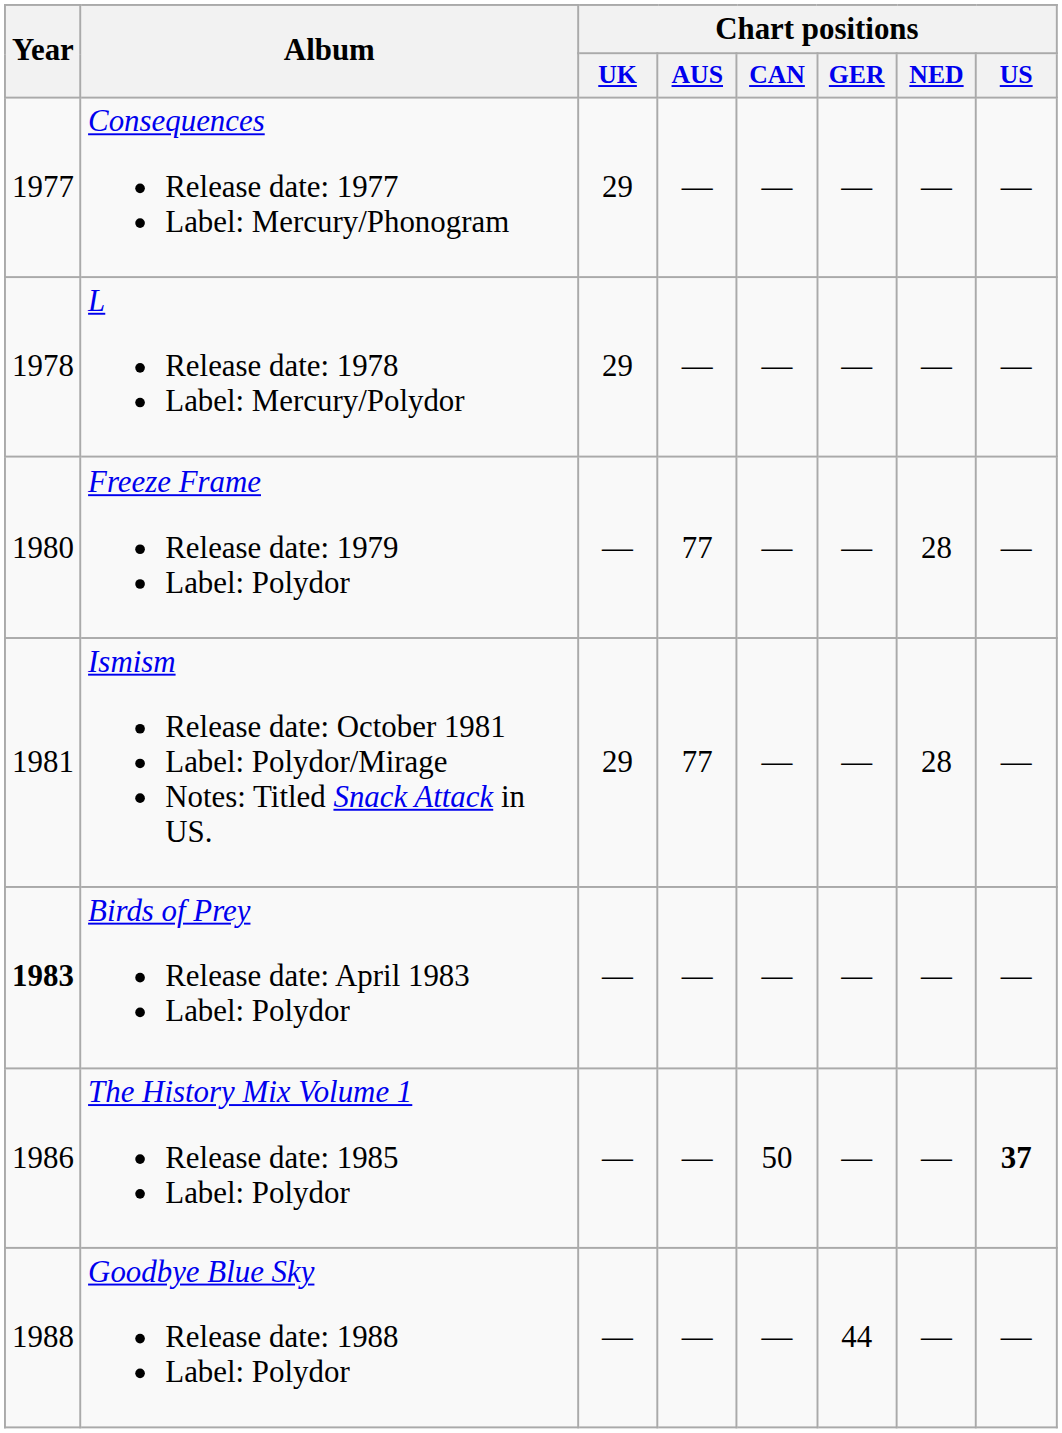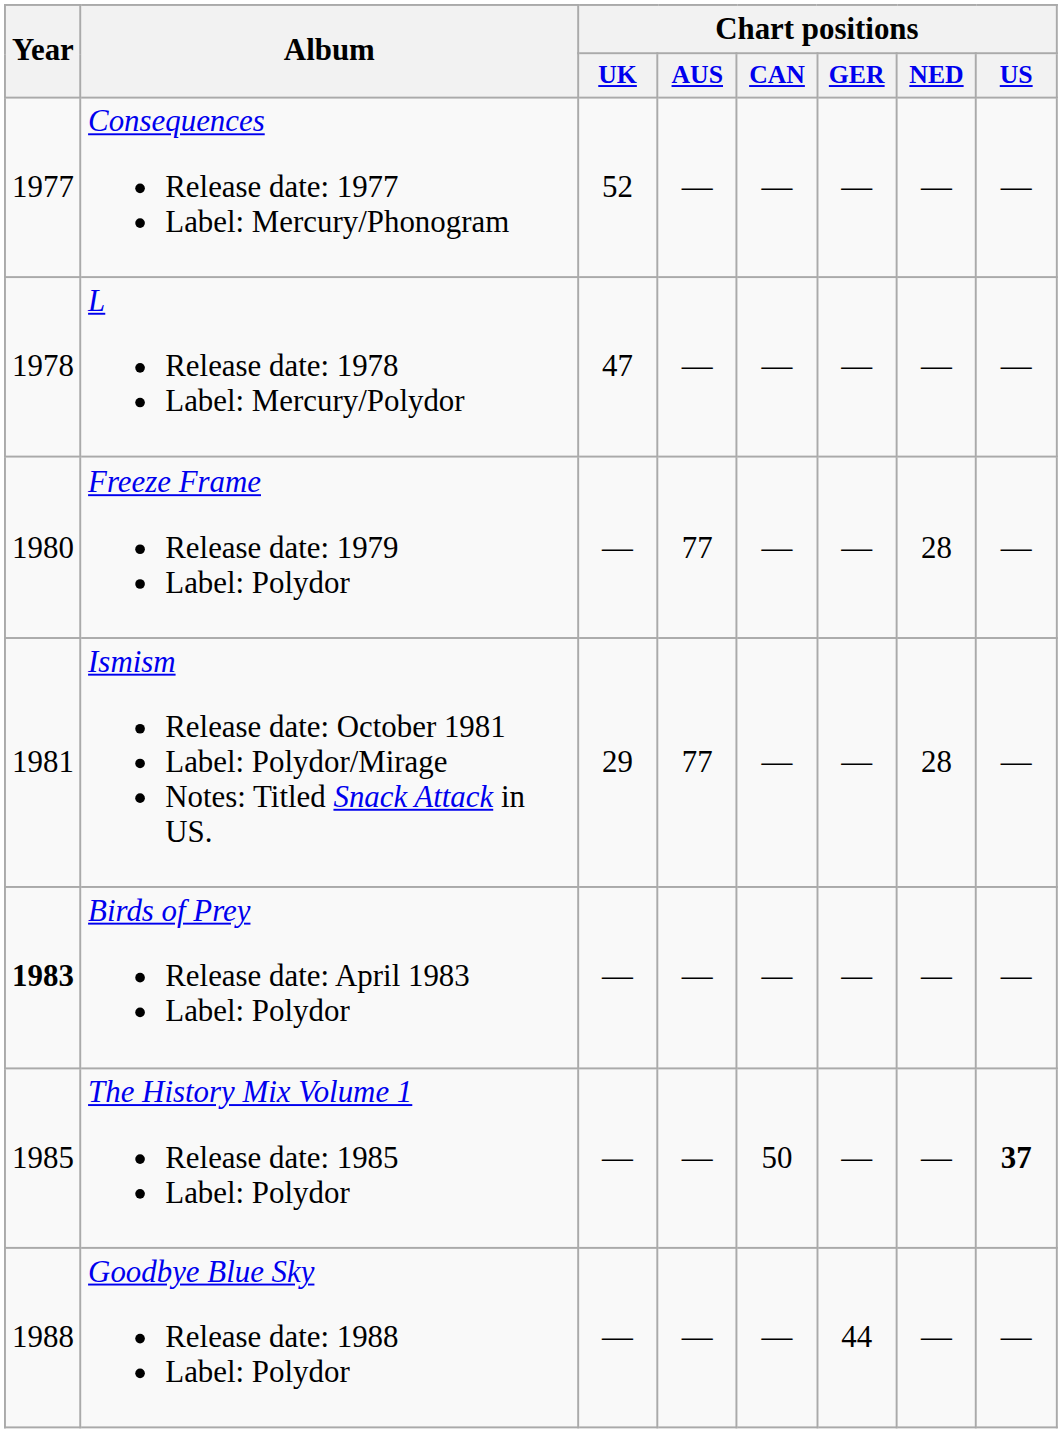(618, 186) 29 -> (618, 186) 52
(618, 366) 29 -> (618, 366) 47
(43, 1157) 1986 -> (43, 1157) 1985
